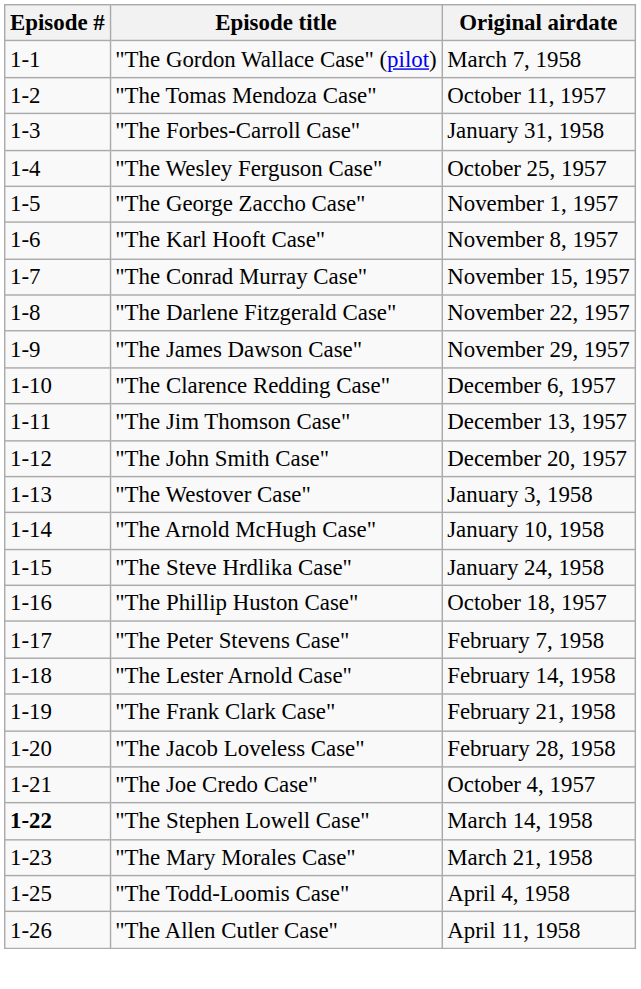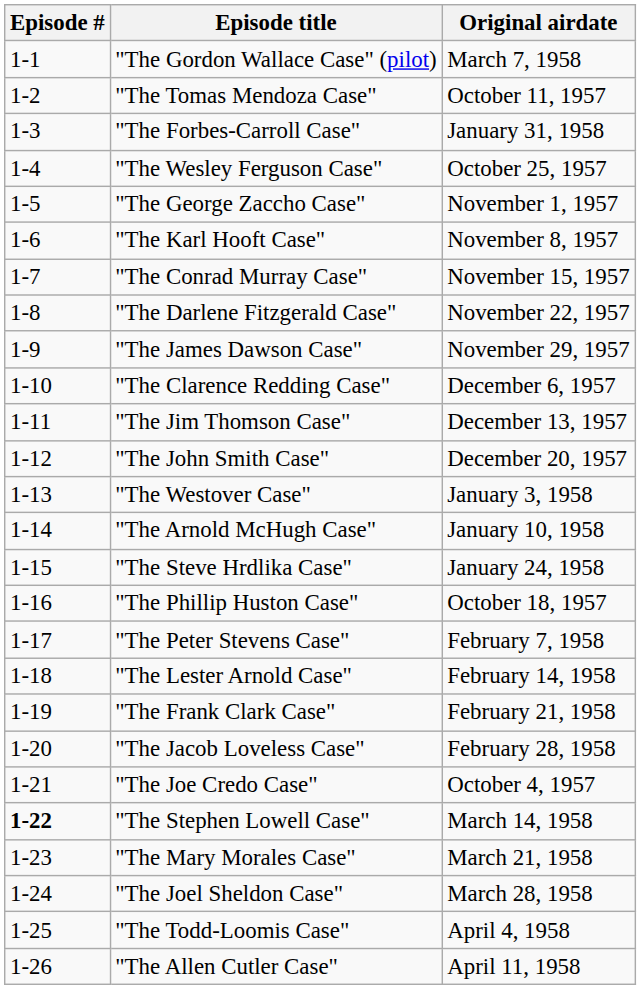+ row: (229, 893)
